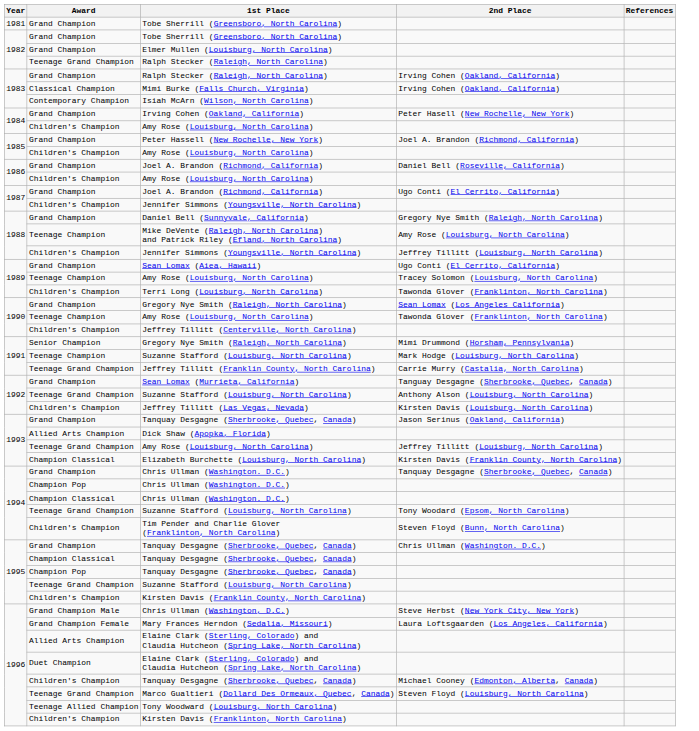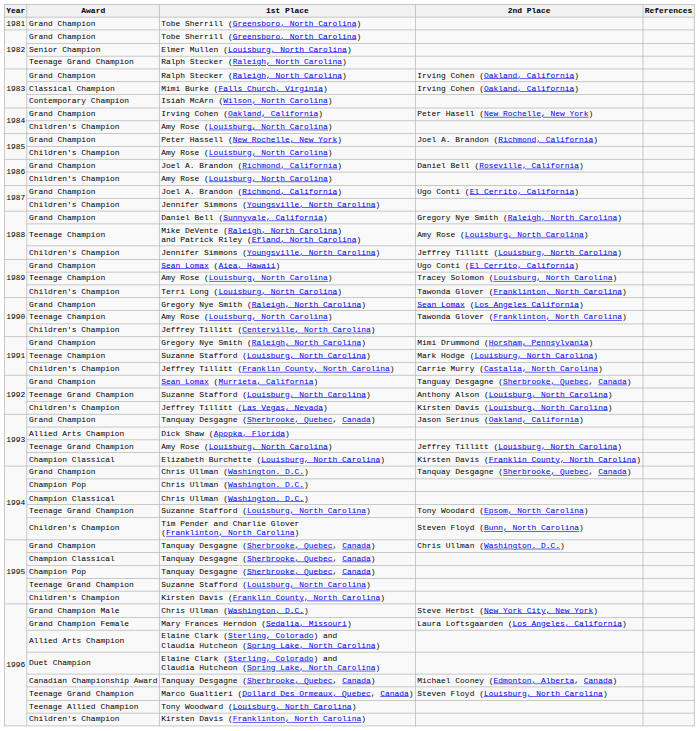(62, 50) Grand Champion -> (65, 50) Senior Champion
(65, 343) Senior Champion -> (62, 343) Grand Champion
(81, 369) Teenage Grand Champion -> (74, 369) Children's Champion
(74, 681) Children's Champion -> (93, 681) Canadian Championship Award
